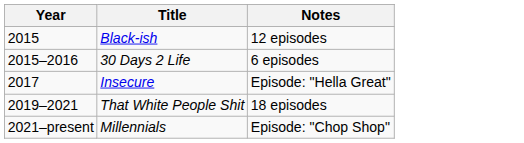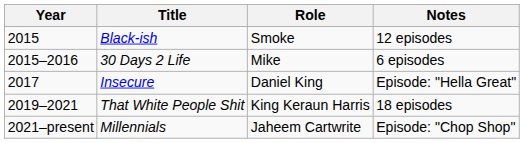+ column: (310, 15)
